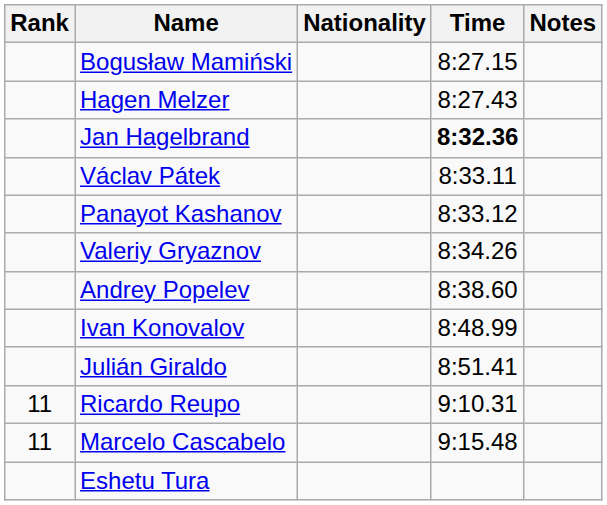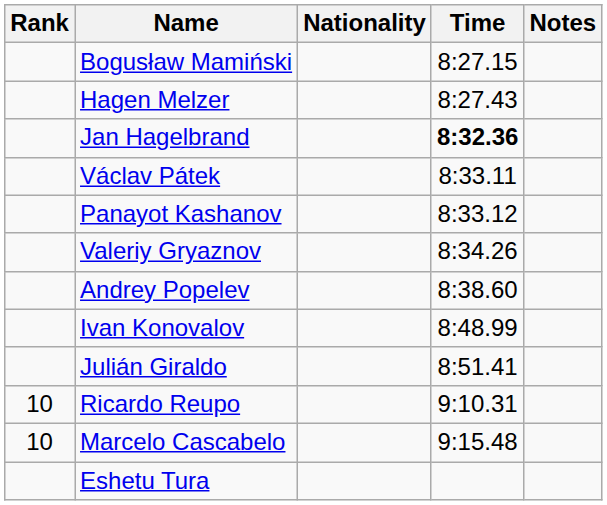(40, 404) 11 -> (40, 404) 10
(40, 442) 11 -> (40, 442) 10
